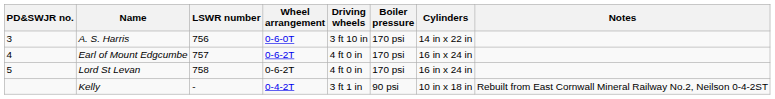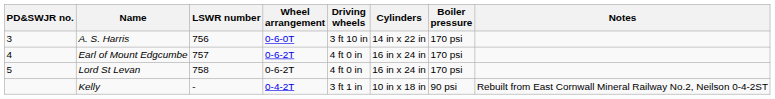columns swapped: (446, 17) <-> (393, 17)
